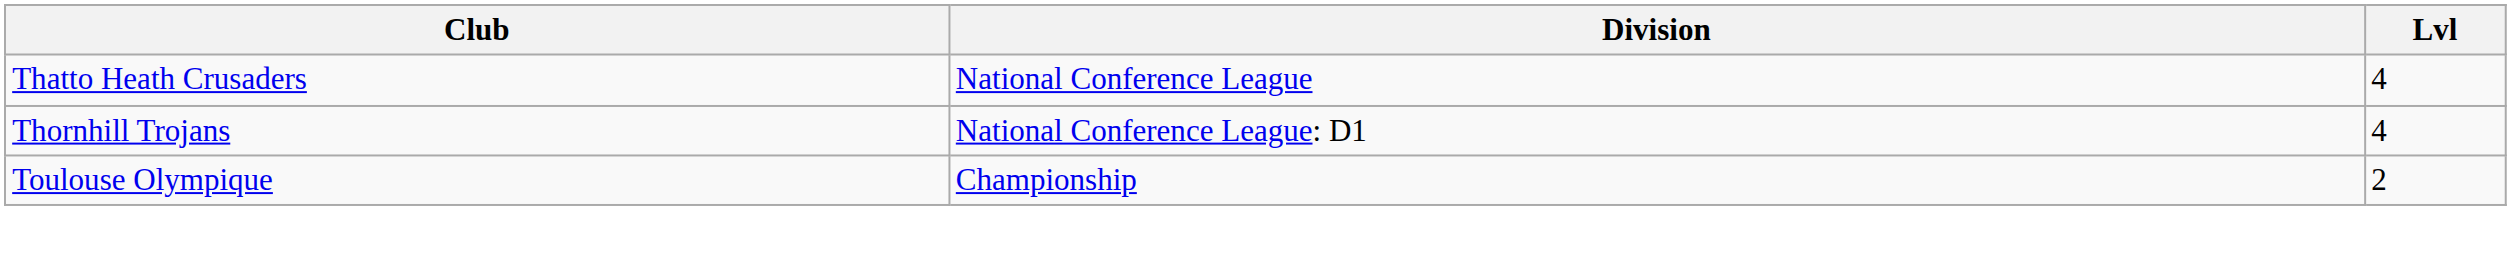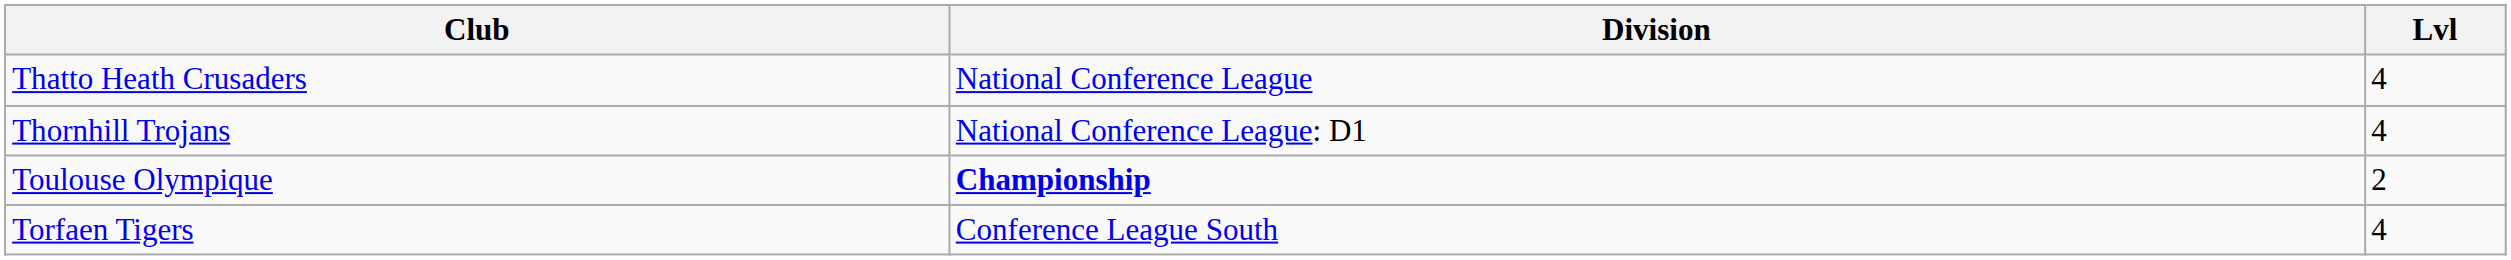(1046, 179) normal -> (1053, 179) bold
+ row: (103, 229)
